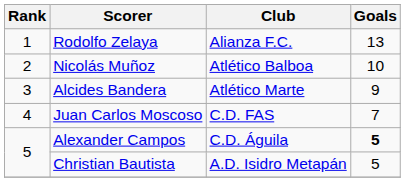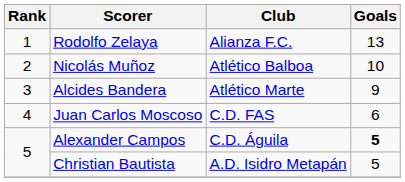(375, 115) 7 -> (375, 115) 6
